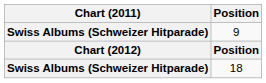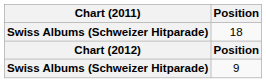rows swapped: (236, 31) <-> (236, 68)
